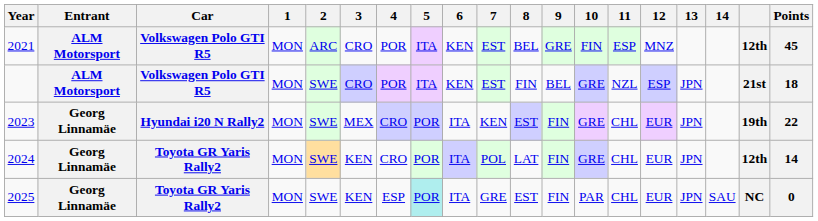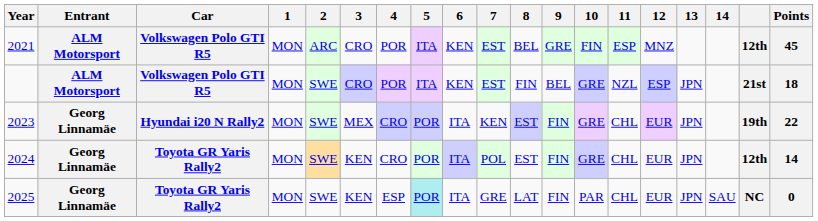(526, 159) LAT -> (526, 159) EST
(526, 197) EST -> (526, 197) LAT
